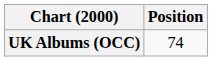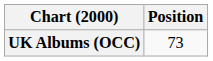(176, 42) 74 -> (176, 42) 73
